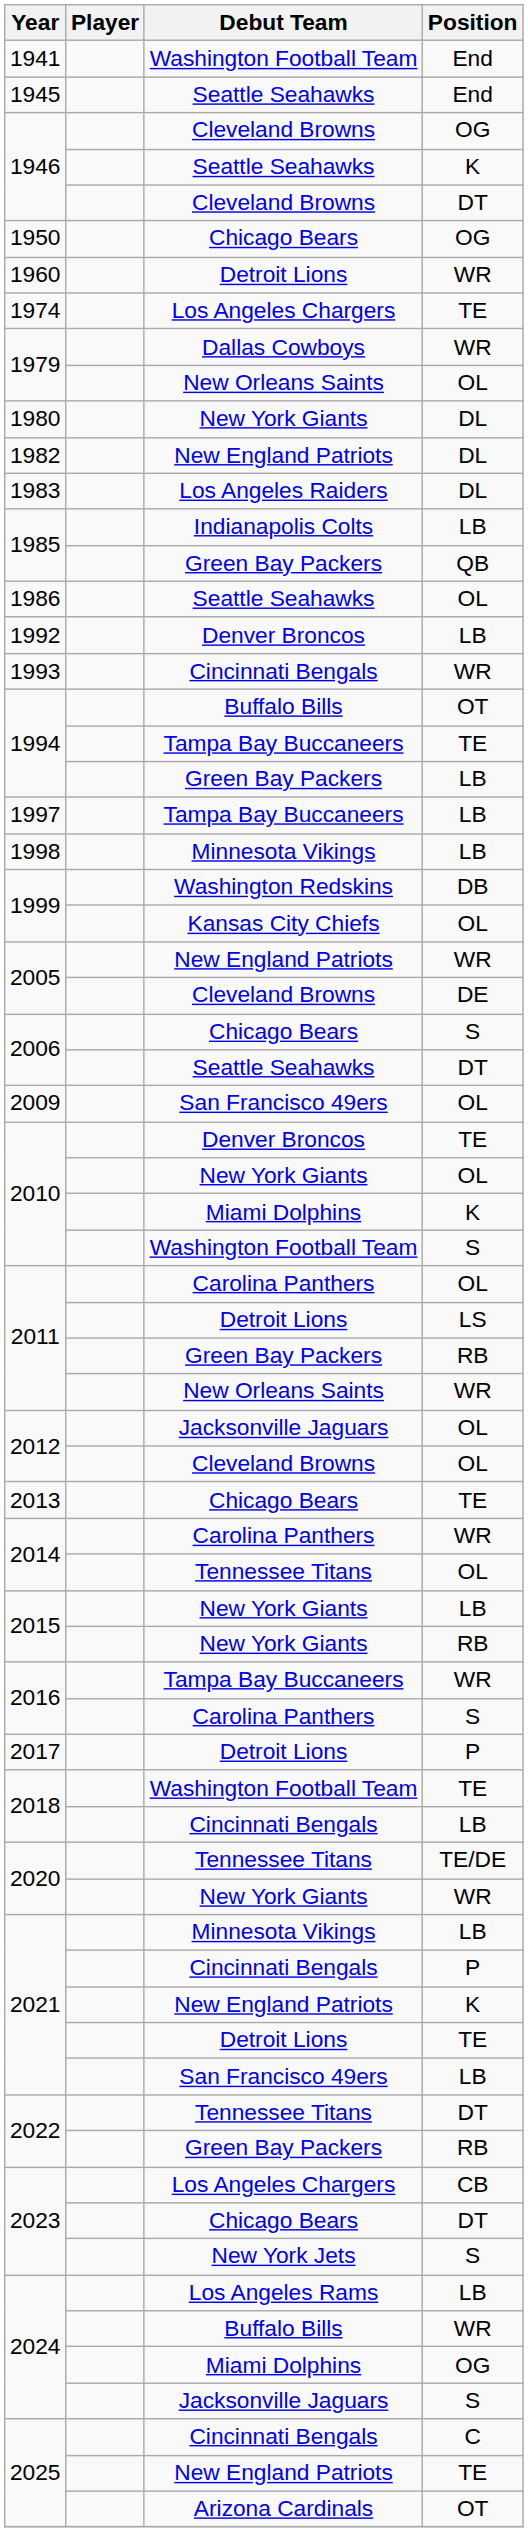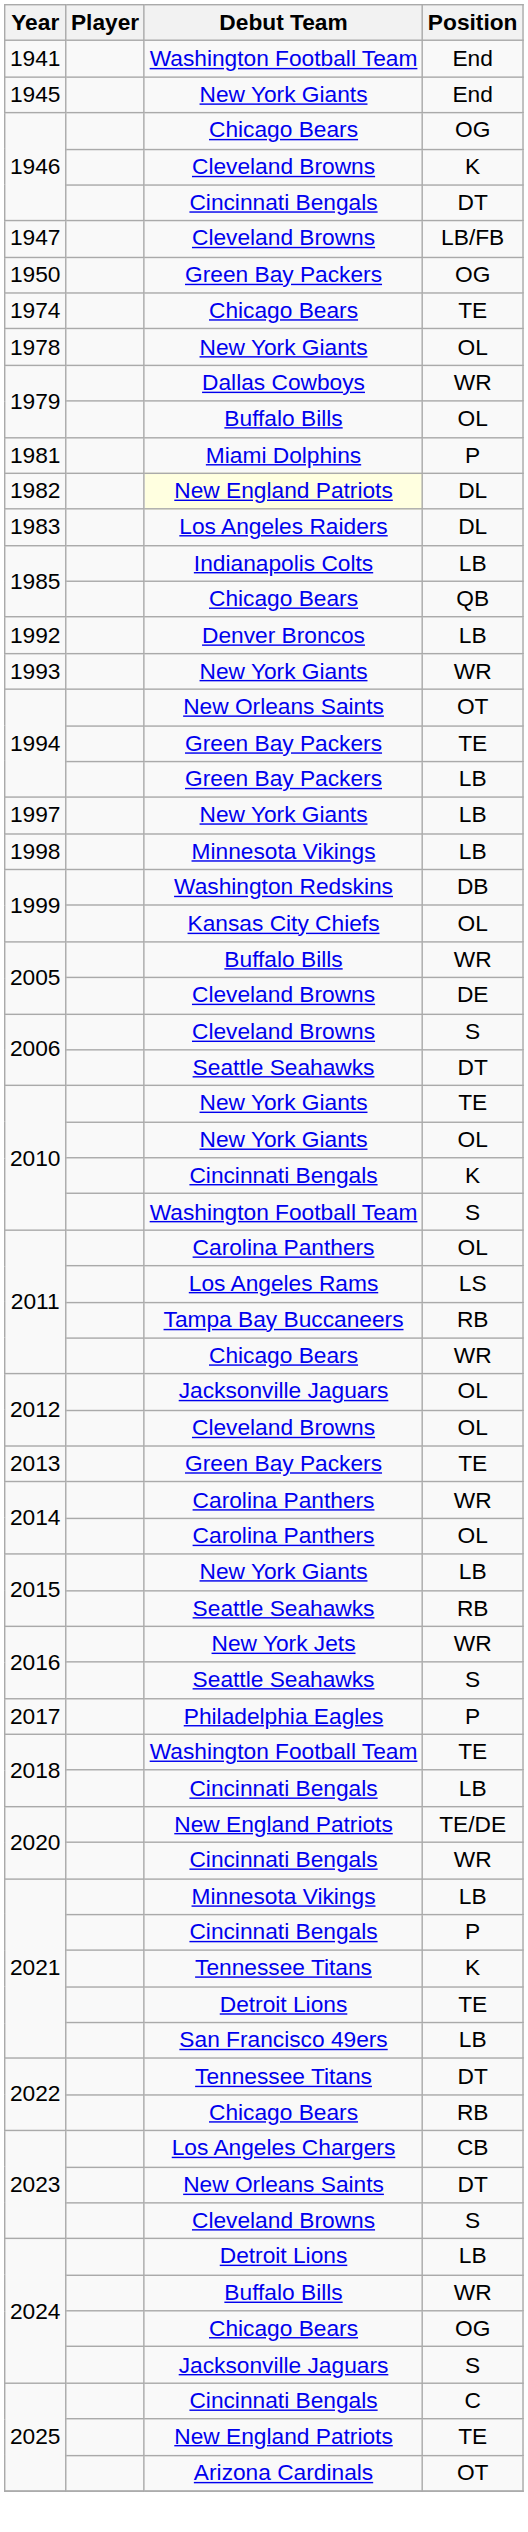(284, 94) Seattle Seahawks -> (284, 94) New York Giants
(284, 130) Cleveland Browns -> (284, 130) Chicago Bears
(284, 166) Seattle Seahawks -> (284, 166) Cleveland Browns
(284, 202) Cleveland Browns -> (284, 202) Cincinnati Bengals
+ row: (35, 238)
(284, 238) Chicago Bears -> (284, 274) Green Bay Packers
- row: (35, 274)
(284, 310) Los Angeles Chargers -> (284, 310) Chicago Bears
+ row: (35, 346)
(284, 382) New Orleans Saints -> (284, 418) Buffalo Bills
- row: (35, 418)
+ row: (35, 454)
(284, 454) no background -> (284, 490) lightyellow background
(284, 563) Green Bay Packers -> (284, 599) Chicago Bears
- row: (35, 599)
(284, 671) Cincinnati Bengals -> (284, 671) New York Giants
(284, 707) Buffalo Bills -> (284, 707) New Orleans Saints
(284, 743) Tampa Bay Buccaneers -> (284, 743) Green Bay Packers
(284, 815) Tampa Bay Buccaneers -> (284, 815) New York Giants
(284, 959) New England Patriots -> (284, 959) Buffalo Bills
(284, 1031) Chicago Bears -> (284, 1031) Cleveland Browns
- row: (35, 1103)
(284, 1139) Denver Broncos -> (284, 1103) New York Giants
(284, 1211) Miami Dolphins -> (284, 1175) Cincinnati Bengals
(284, 1319) Detroit Lions -> (284, 1283) Los Angeles Rams
(284, 1355) Green Bay Packers -> (284, 1319) Tampa Bay Buccaneers
(284, 1391) New Orleans Saints -> (284, 1355) Chicago Bears
(284, 1499) Chicago Bears -> (284, 1463) Green Bay Packers
(284, 1571) Tennessee Titans -> (284, 1535) Carolina Panthers
(284, 1643) New York Giants -> (284, 1607) Seattle Seahawks
(284, 1680) Tampa Bay Buccaneers -> (284, 1643) New York Jets
(284, 1716) Carolina Panthers -> (284, 1680) Seattle Seahawks
(284, 1752) Detroit Lions -> (284, 1716) Philadelphia Eagles
(284, 1860) Tennessee Titans -> (284, 1824) New England Patriots
(284, 1896) New York Giants -> (284, 1860) Cincinnati Bengals
(284, 2004) New England Patriots -> (284, 1968) Tennessee Titans
(284, 2148) Green Bay Packers -> (284, 2112) Chicago Bears
(284, 2220) Chicago Bears -> (284, 2184) New Orleans Saints
(284, 2256) New York Jets -> (284, 2220) Cleveland Browns
(284, 2292) Los Angeles Rams -> (284, 2256) Detroit Lions
(284, 2364) Miami Dolphins -> (284, 2328) Chicago Bears
